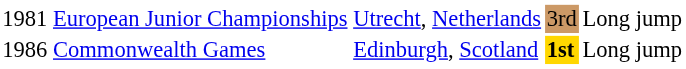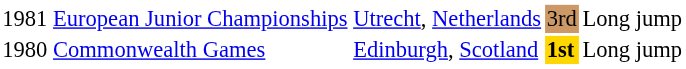(25, 49) 1986 -> (25, 49) 1980
